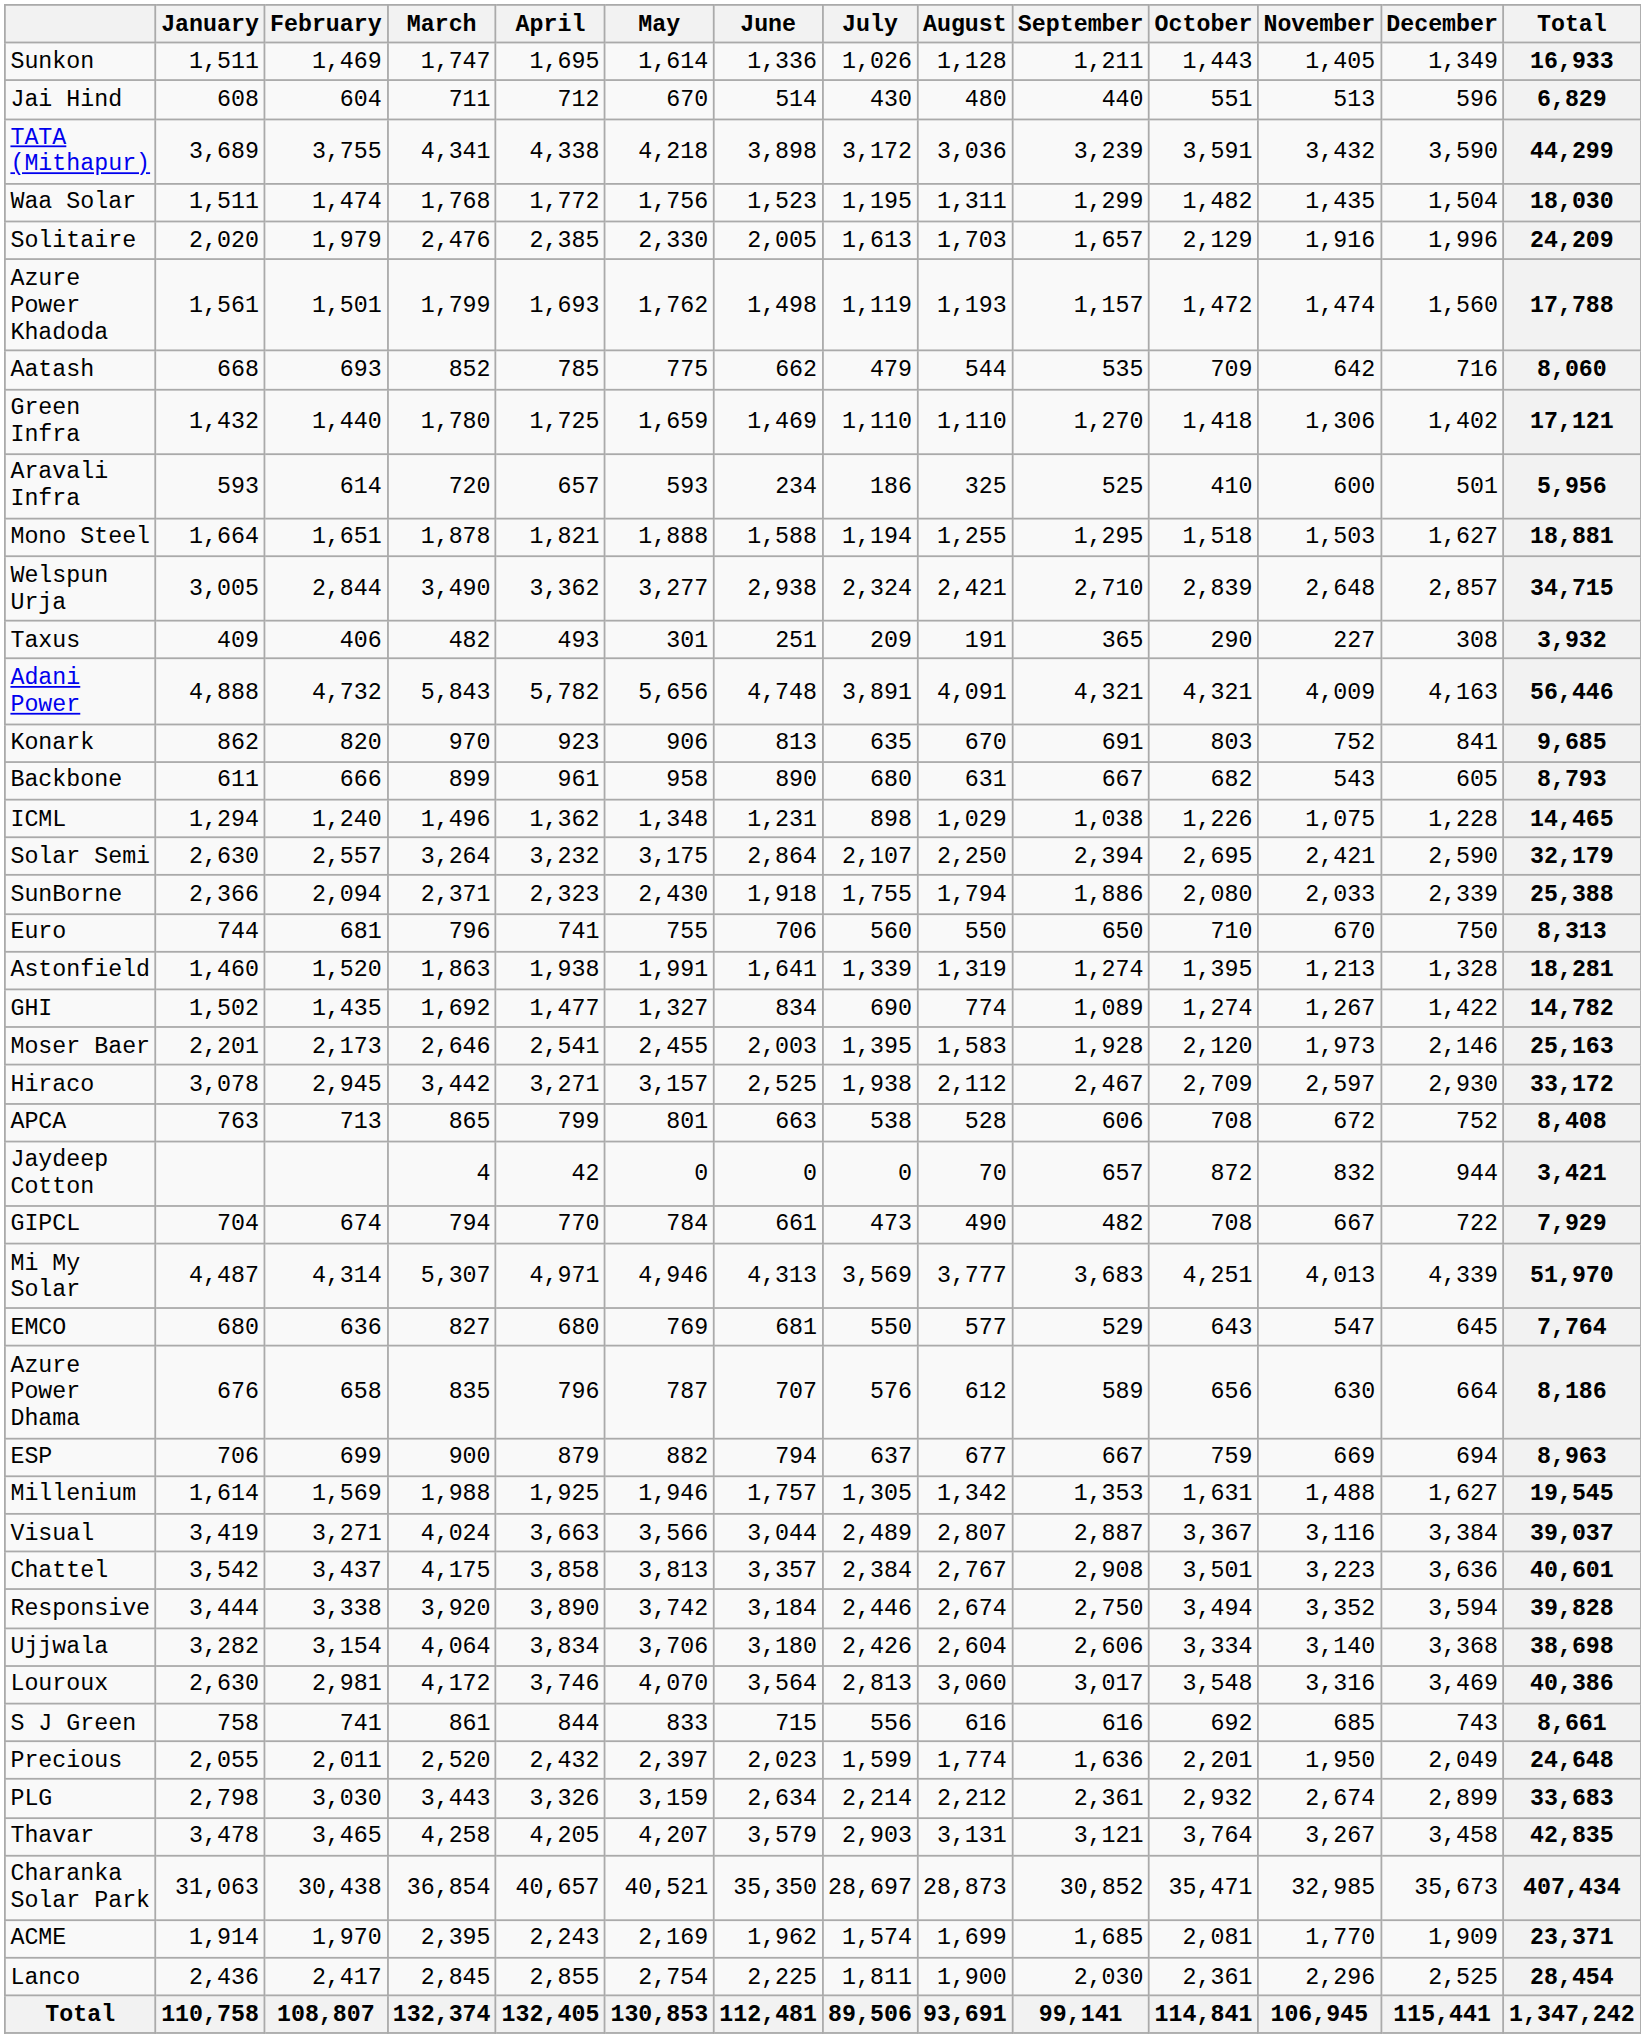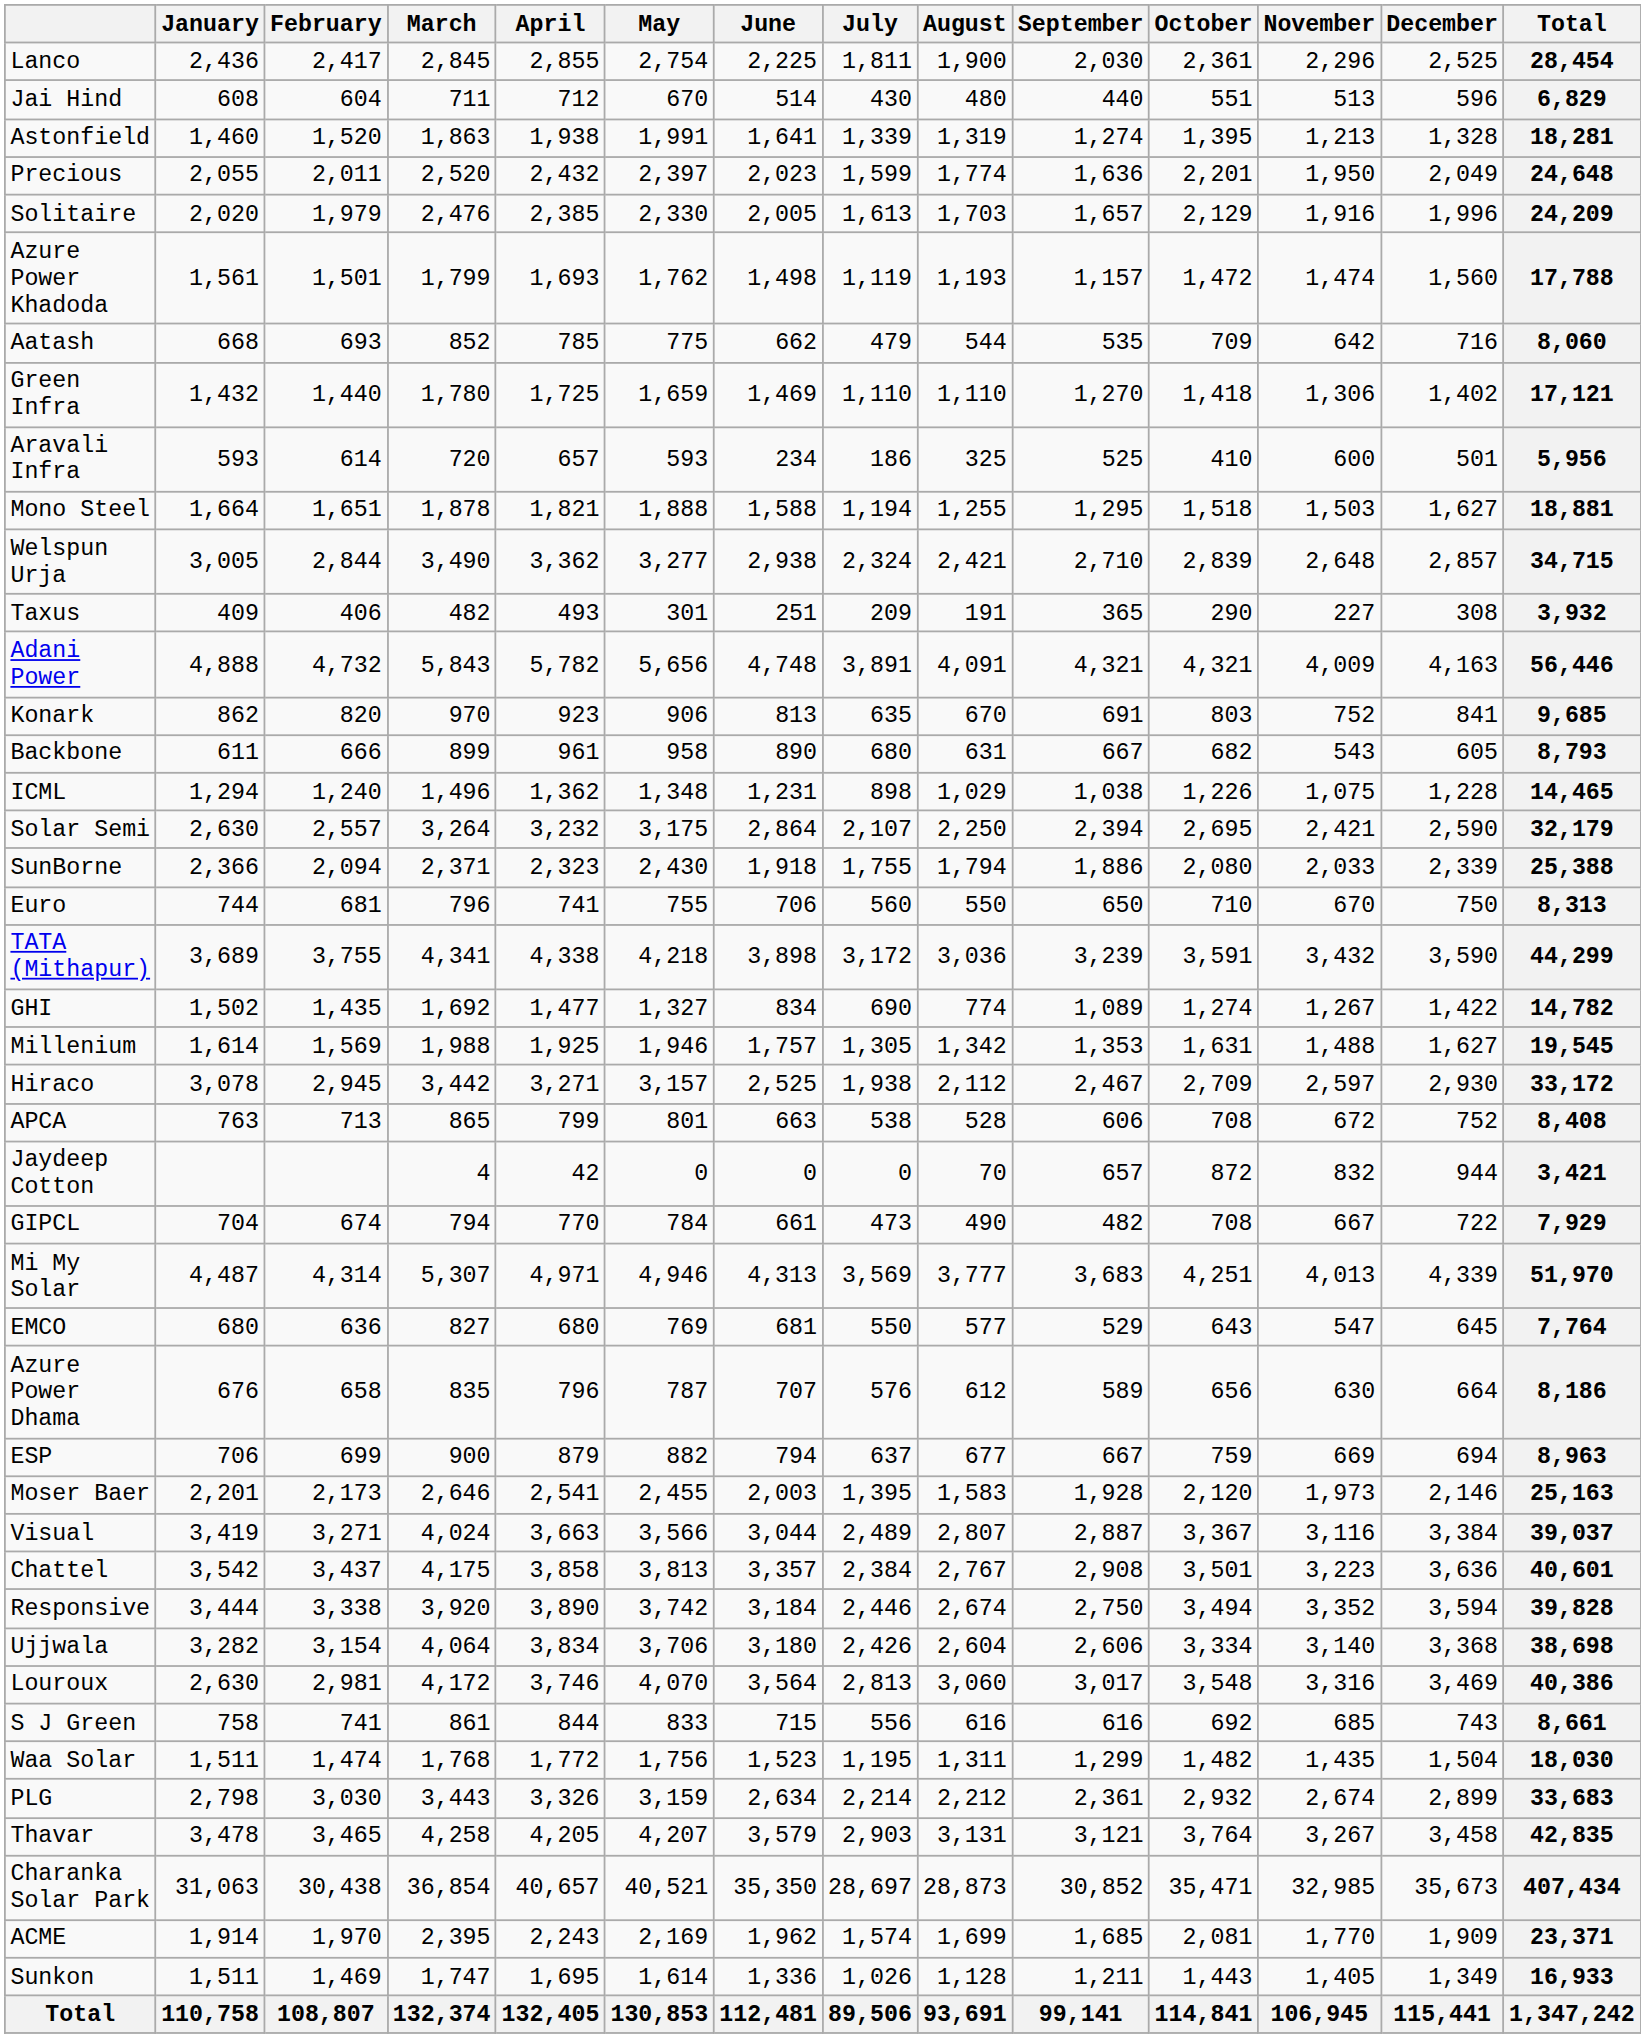rows swapped: (45, 1977) <-> (52, 62)
rows swapped: (80, 970) <-> (80, 151)
rows swapped: (66, 1760) <-> (73, 202)
rows swapped: (80, 1046) <-> (73, 1495)
